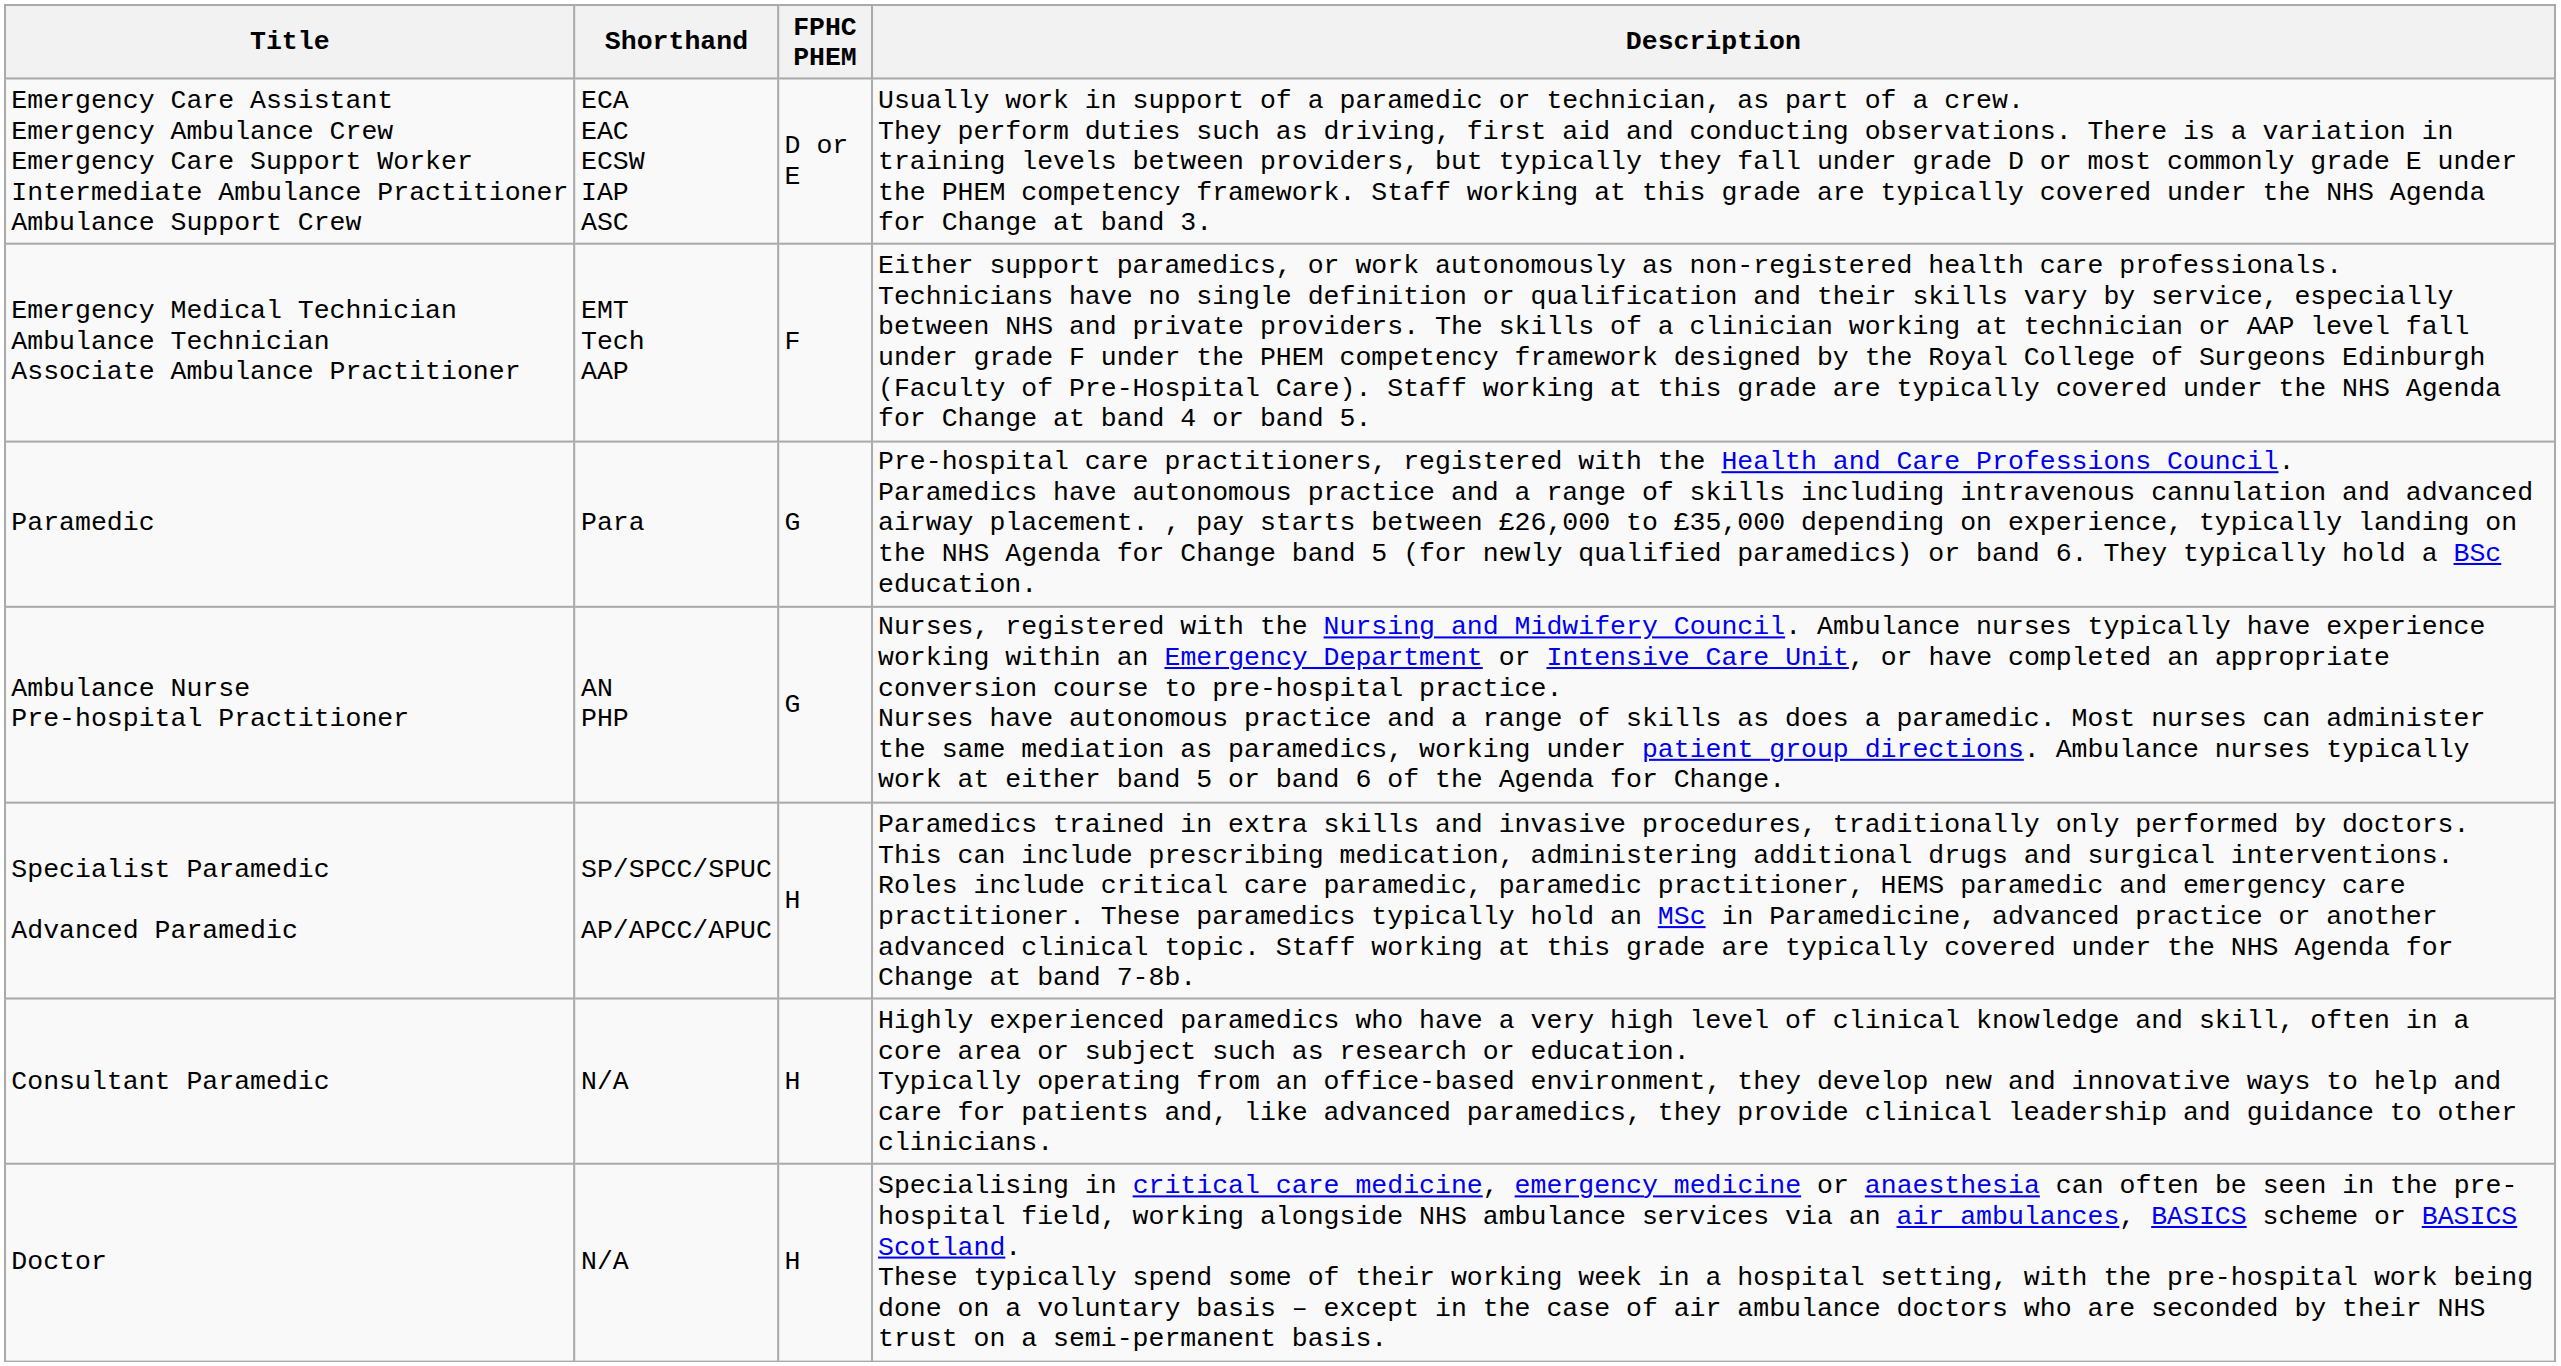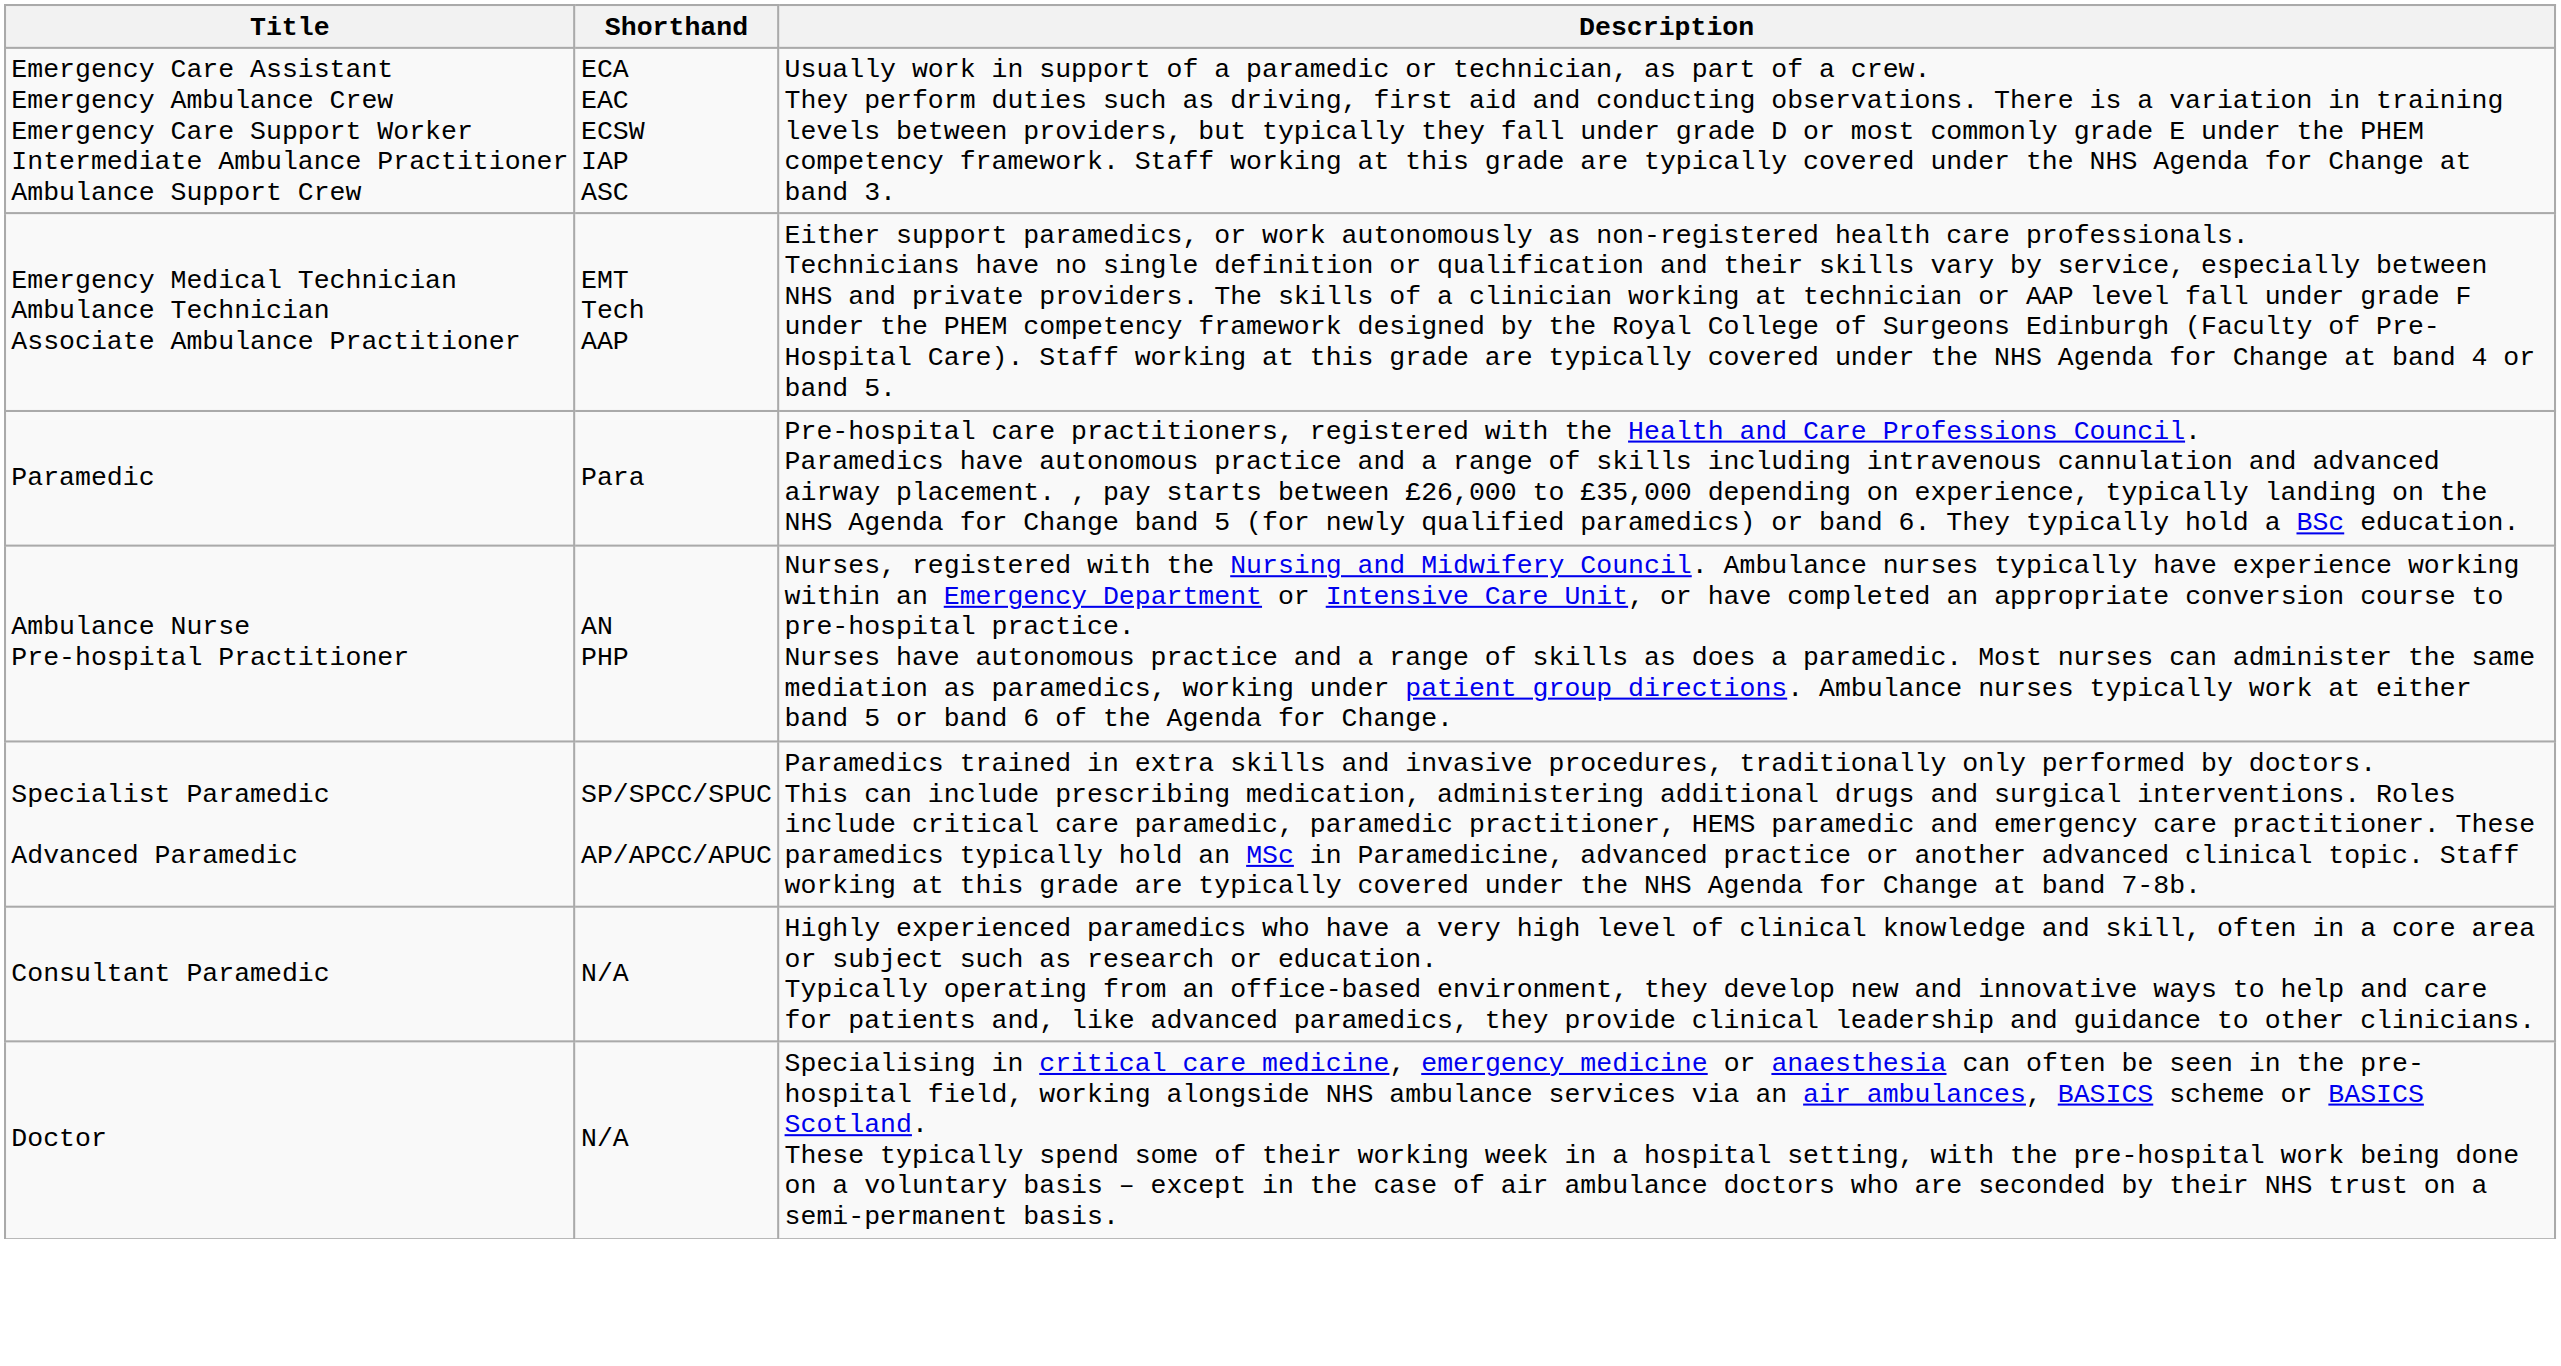- column: (825, 42)
